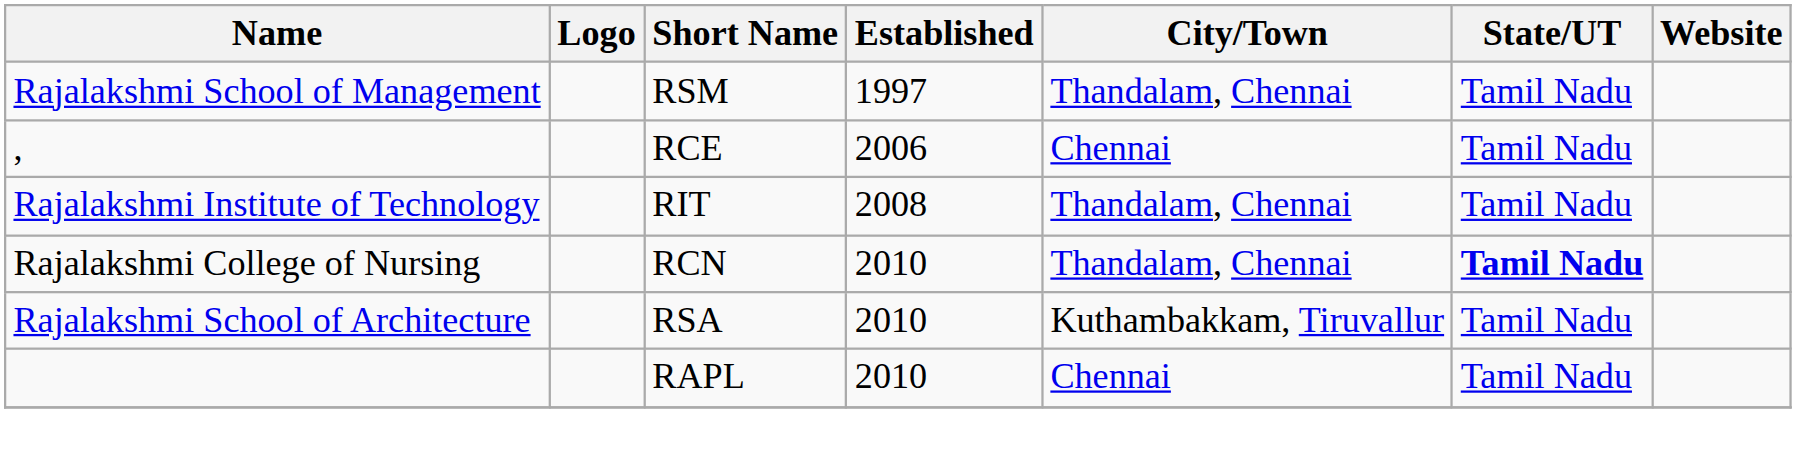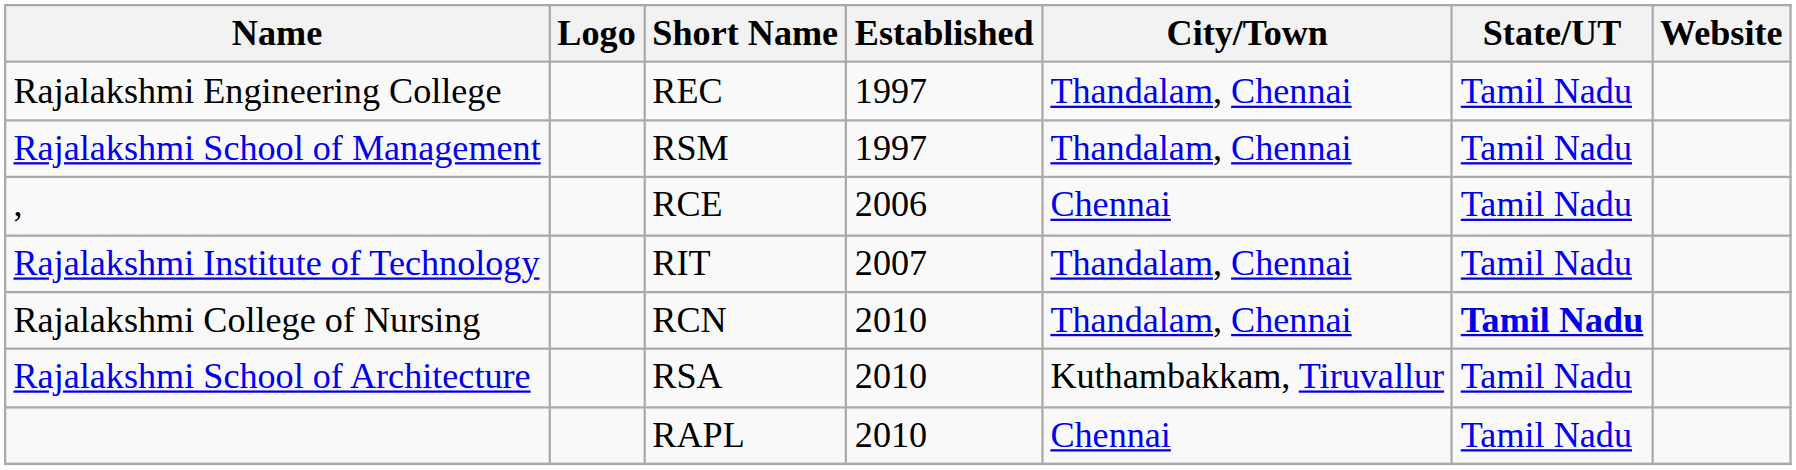+ row: (257, 90)
(891, 205) 2008 -> (891, 262) 2007
